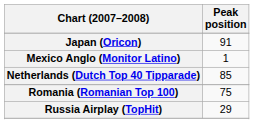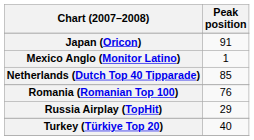(226, 93) 75 -> (226, 93) 76
+ row: (103, 127)
